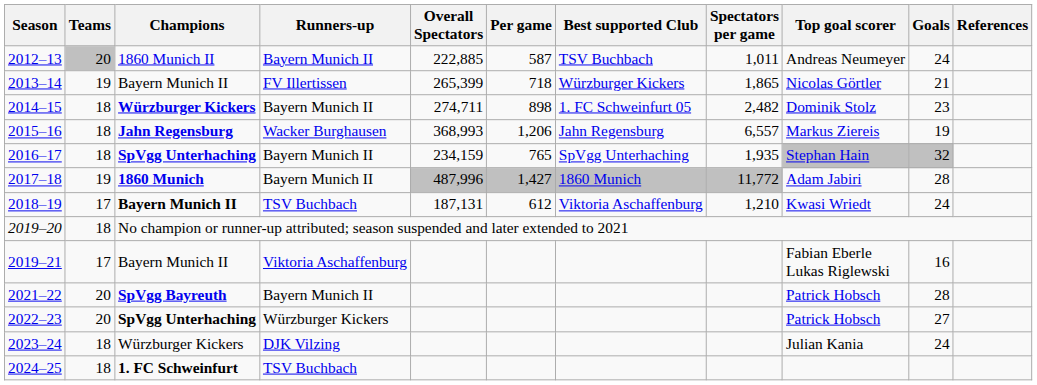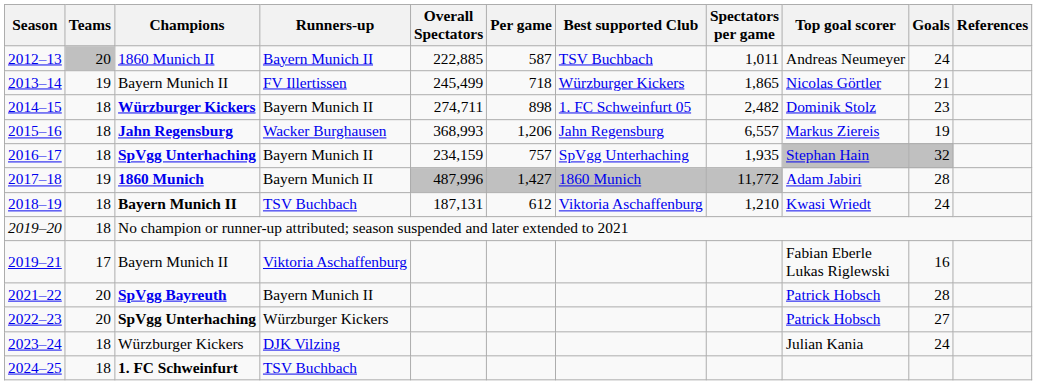(458, 82) 265,399 -> (458, 82) 245,499
(540, 155) 765 -> (540, 155) 757
(103, 204) 17 -> (103, 204) 18
